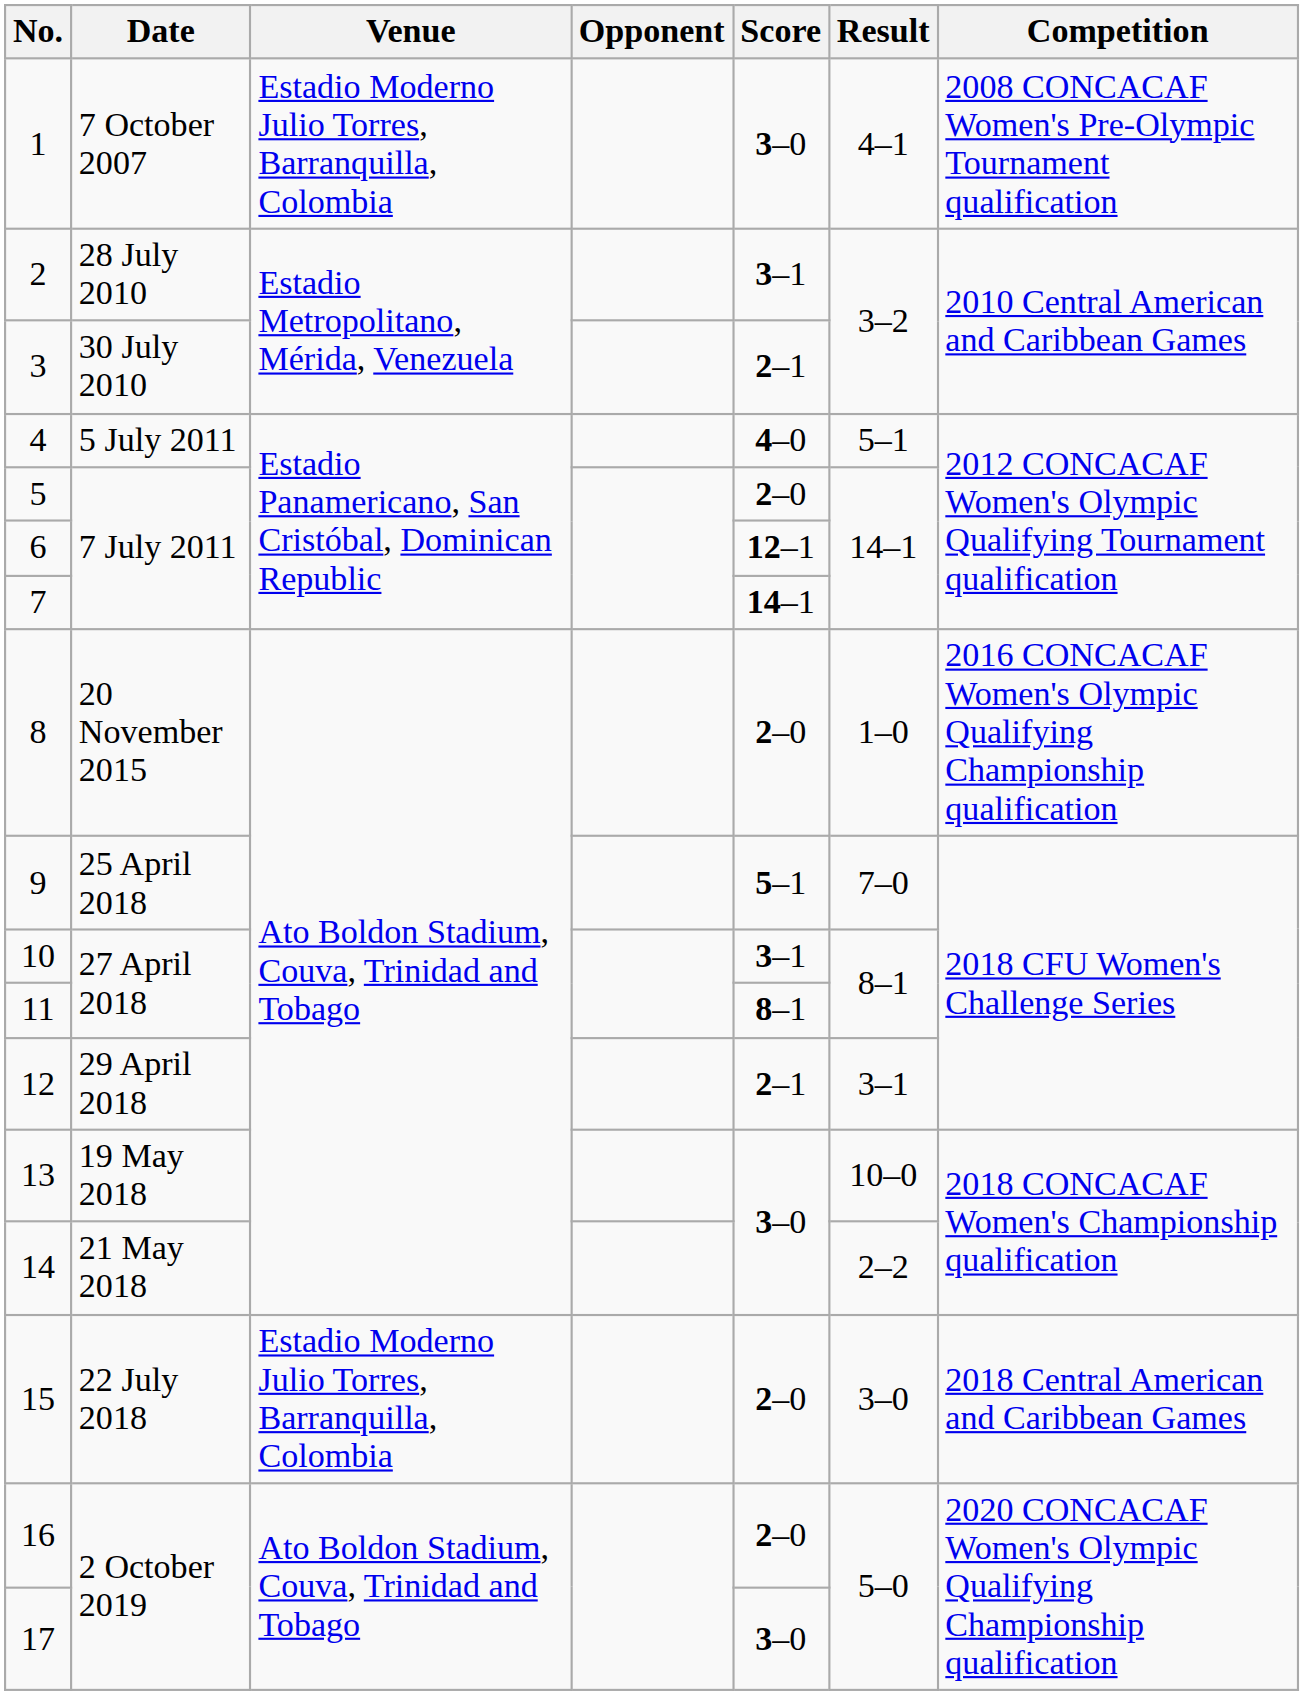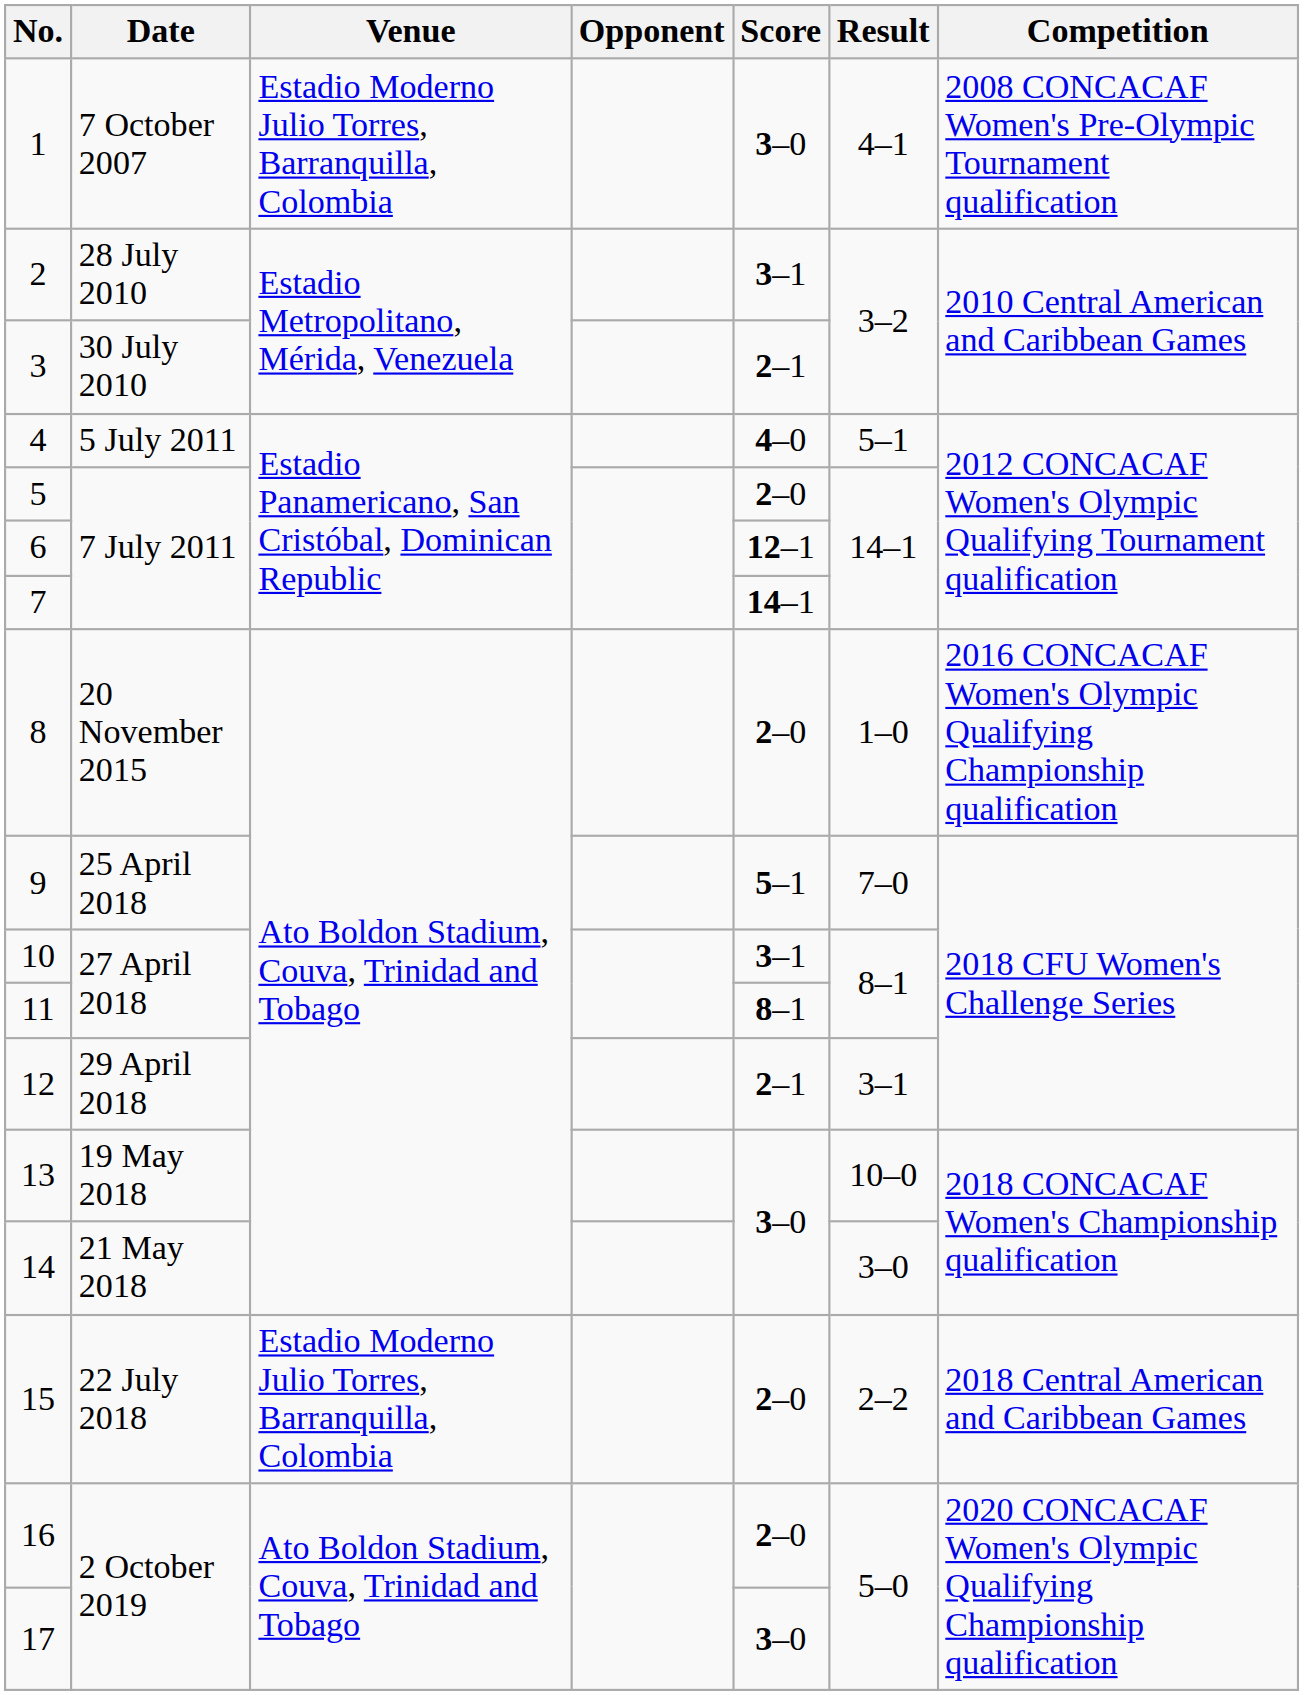(883, 1267) 2–2 -> (883, 1267) 3–0
(883, 1398) 3–0 -> (883, 1398) 2–2
